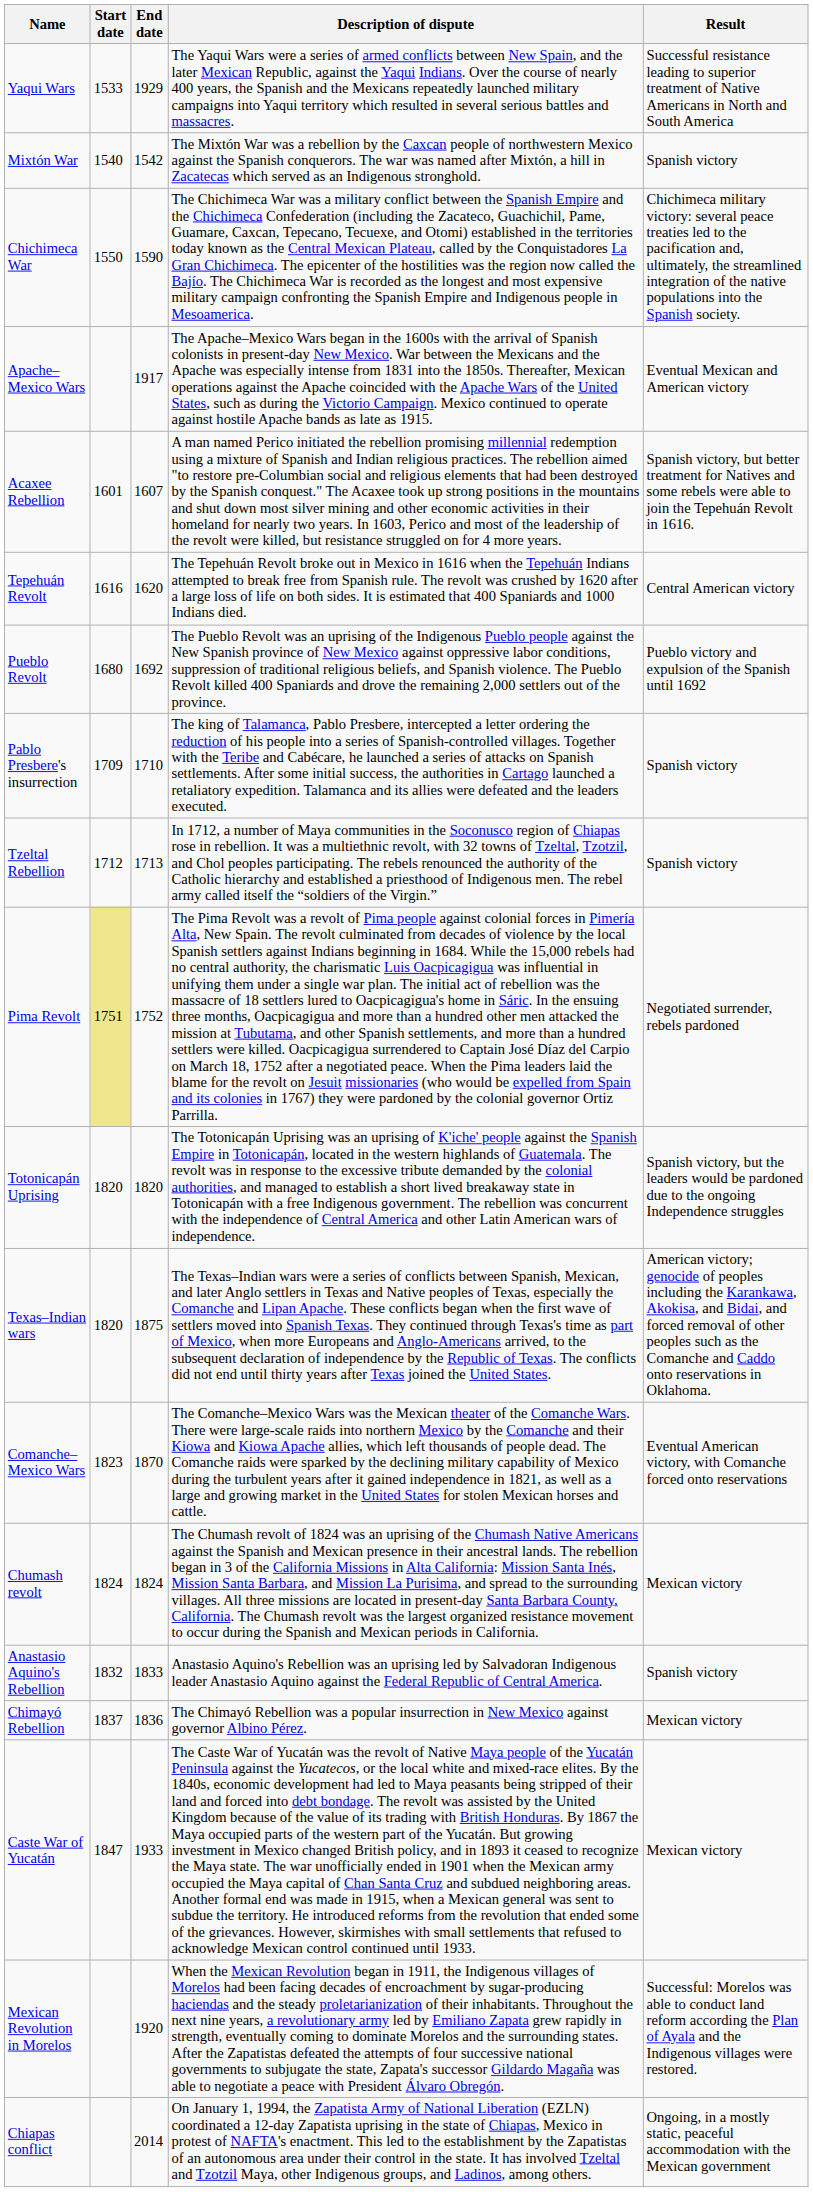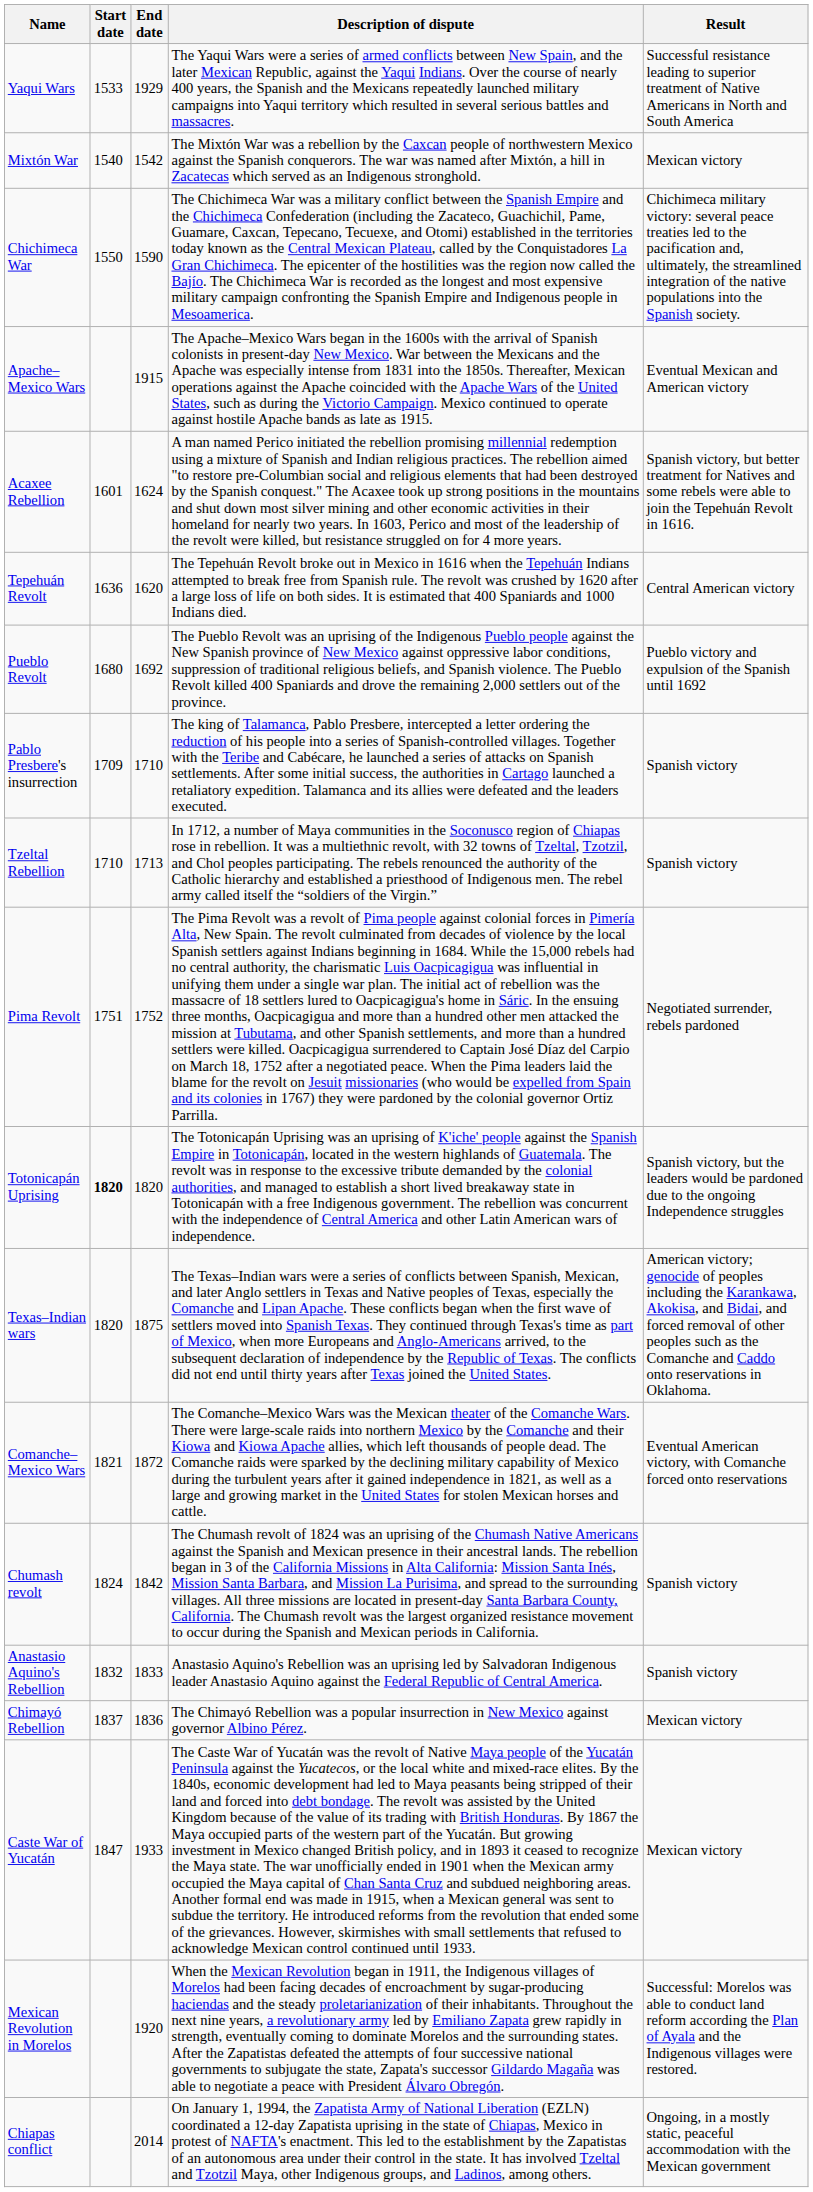(692, 160) Spanish victory -> (694, 160) Mexican victory
(148, 378) 1917 -> (148, 378) 1915
(148, 491) 1607 -> (148, 491) 1624
(108, 588) 1616 -> (108, 588) 1636
(108, 862) 1712 -> (108, 862) 1710
(108, 1016) khaki background -> (108, 1016) no background
(108, 1187) normal -> (108, 1187) bold
(108, 1462) 1823 -> (108, 1462) 1821
(148, 1462) 1870 -> (148, 1462) 1872
(148, 1584) 1824 -> (148, 1584) 1842
(694, 1584) Mexican victory -> (692, 1584) Spanish victory
